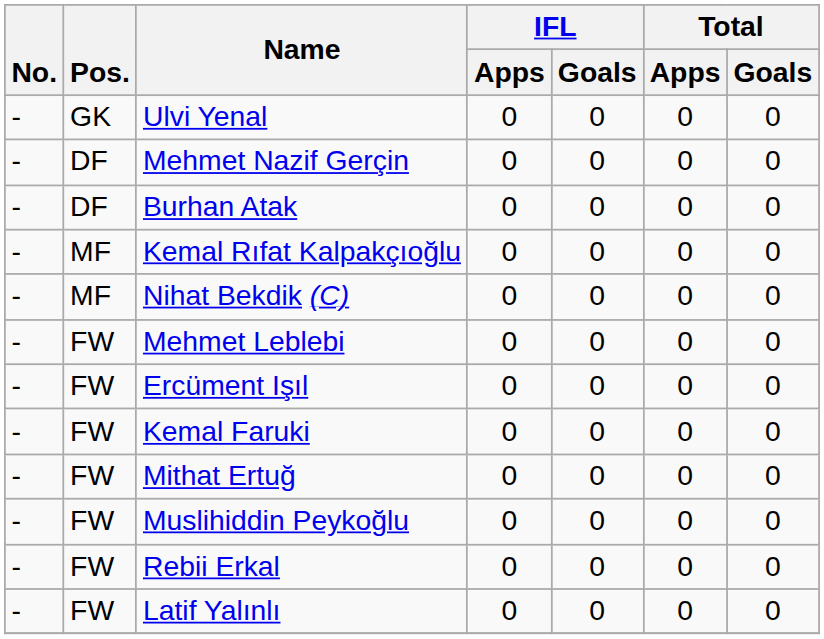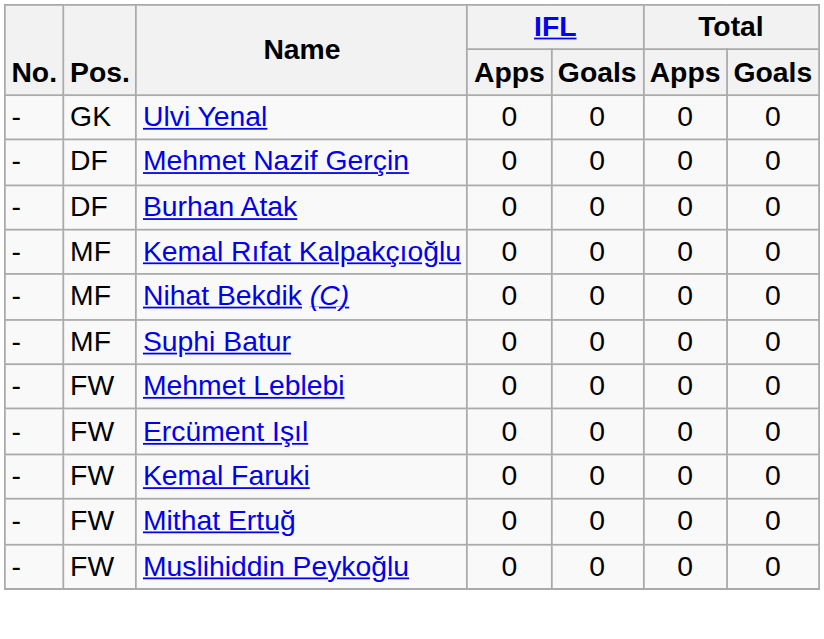+ row: (217, 341)
- row: (211, 565)
- row: (212, 610)
